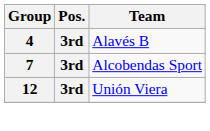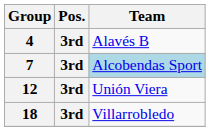(147, 65) no background -> (147, 65) lightblue background
+ row: (30, 114)
